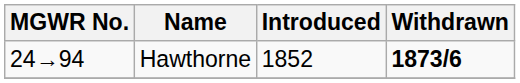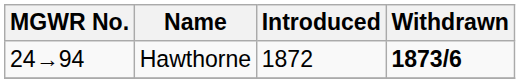(287, 59) 1852 -> (287, 59) 1872
